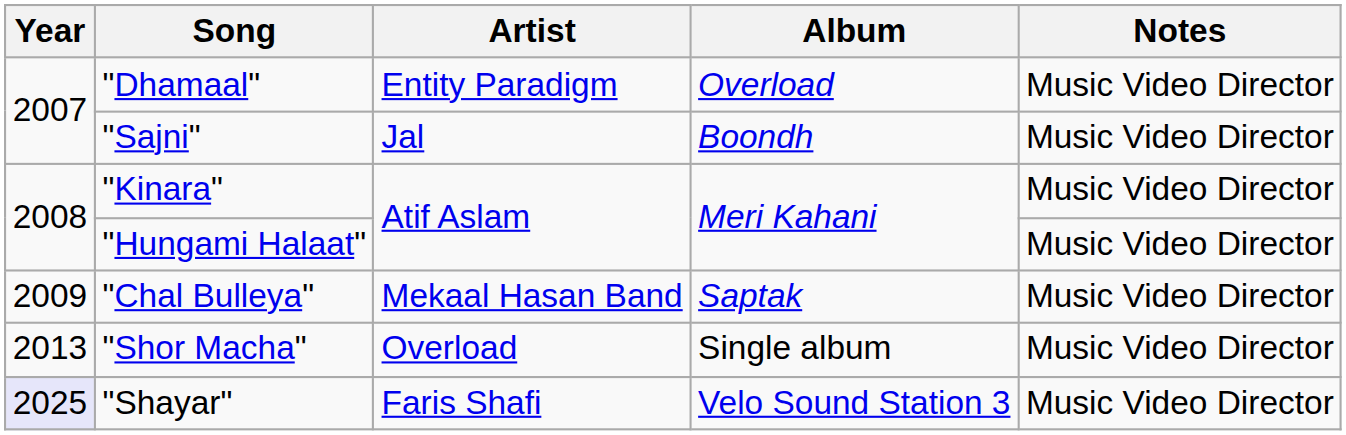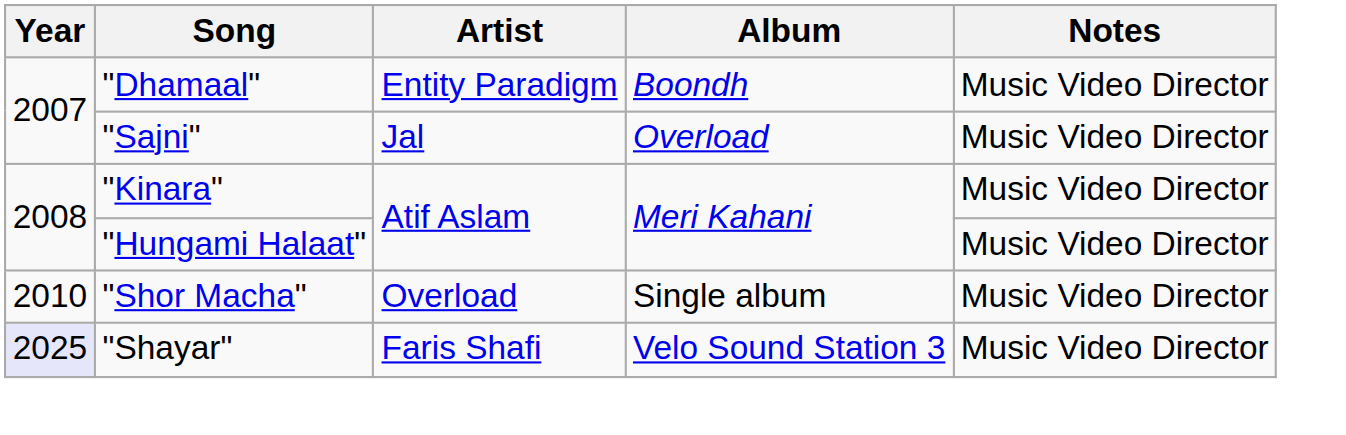(766, 84) Overload -> (691, 84) Boondh
(756, 137) Boondh -> (701, 137) Overload
- row: (208, 296)
(50, 349) 2013 -> (50, 296) 2010
